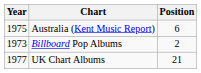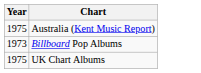- column: (177, 12)
(17, 60) 1977 -> (17, 60) 1975
